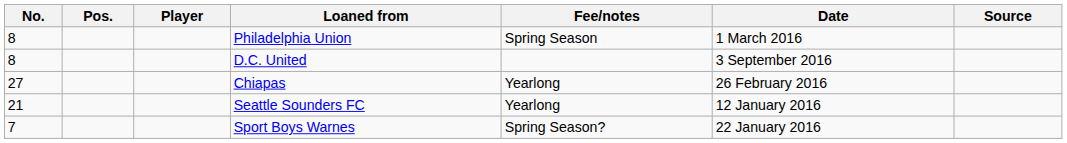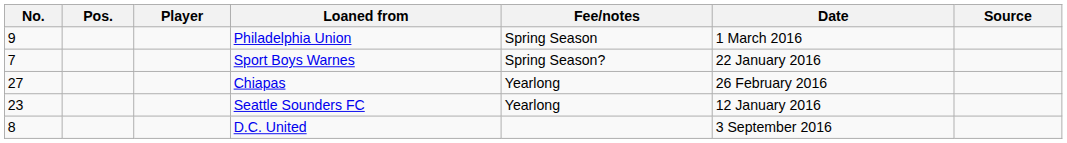(12, 38) 8 -> (12, 38) 9
rows swapped: (294, 128) <-> (270, 61)
(16, 105) 21 -> (16, 105) 23
